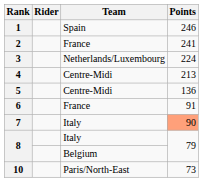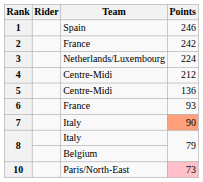(188, 43) 241 -> (188, 43) 242
(188, 75) 213 -> (188, 75) 212
(191, 106) 91 -> (191, 106) 93
(191, 169) no background -> (191, 169) pink background
